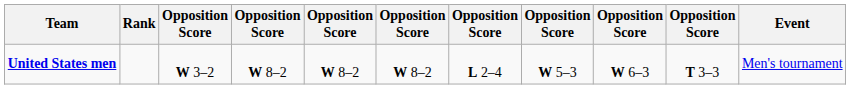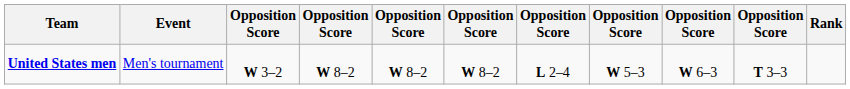columns swapped: (792, 24) <-> (139, 24)
